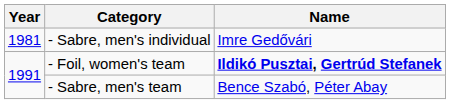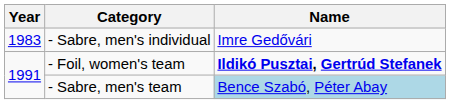(25, 40) 1981 -> (25, 40) 1983
(302, 87) no background -> (302, 87) lightblue background
